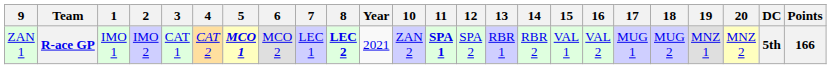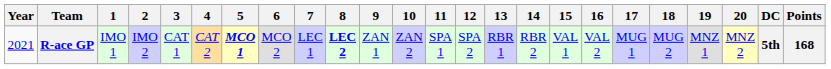columns swapped: (376, 14) <-> (21, 14)
(441, 44) bold -> (441, 44) normal
(805, 44) 166 -> (804, 44) 168
